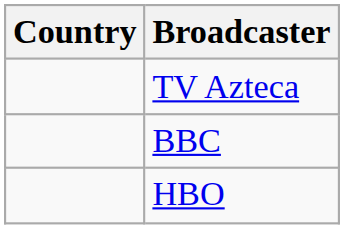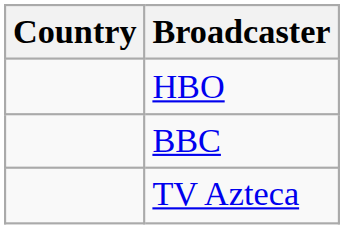rows swapped: (226, 85) <-> (189, 194)
